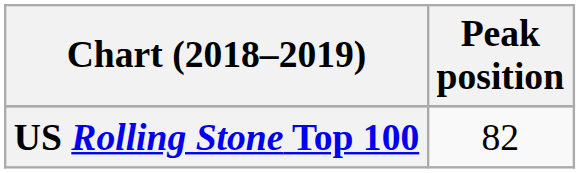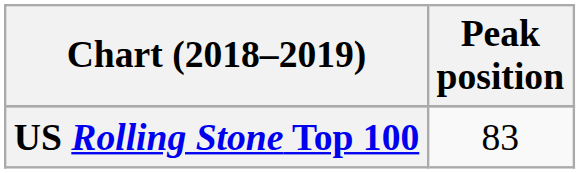(500, 136) 82 -> (500, 136) 83
